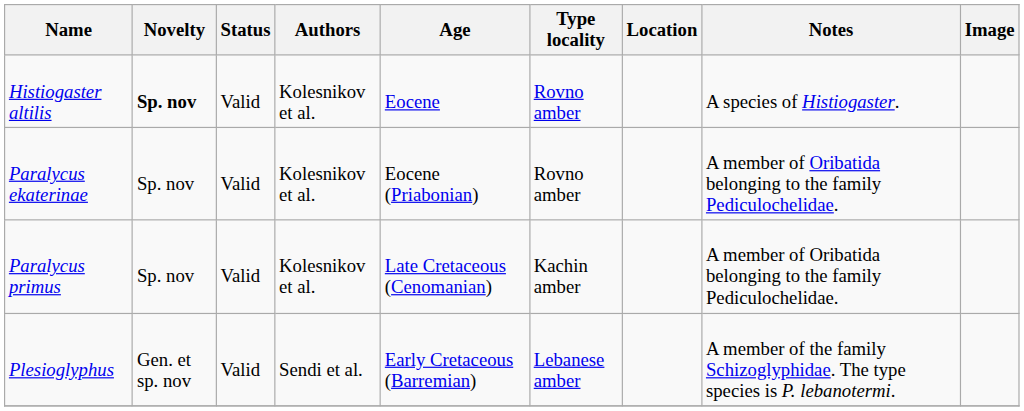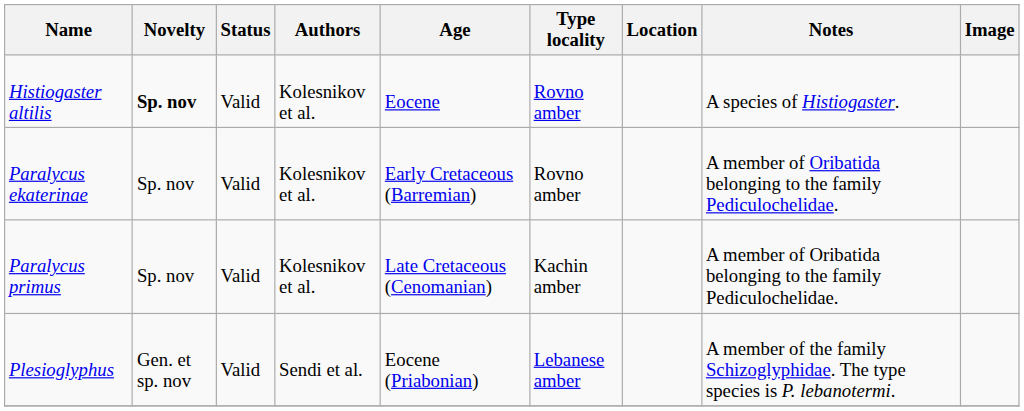(432, 184) Eocene (Priabonian) -> (449, 184) Early Cretaceous (Barremian)
(449, 369) Early Cretaceous (Barremian) -> (432, 369) Eocene (Priabonian)
